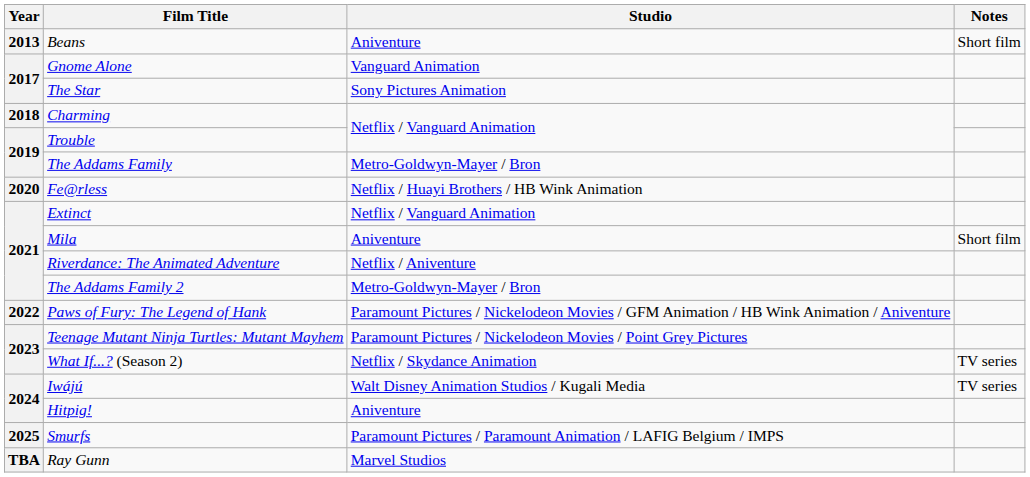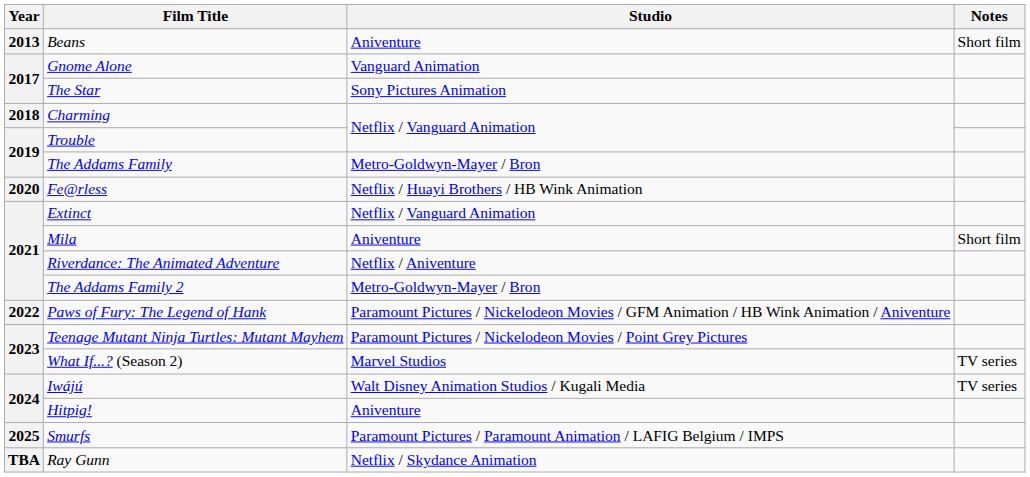(444, 361) Netflix / Skydance Animation -> (398, 361) Marvel Studios
(398, 459) Marvel Studios -> (444, 459) Netflix / Skydance Animation
